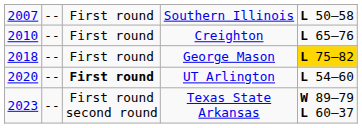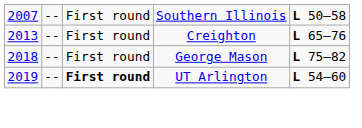(23, 36) 2010 -> (23, 36) 2013
(327, 56) gold background -> (319, 56) no background
(23, 77) 2020 -> (23, 77) 2019
- row: (229, 105)
